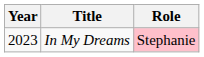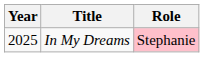(23, 39) 2023 -> (23, 39) 2025
